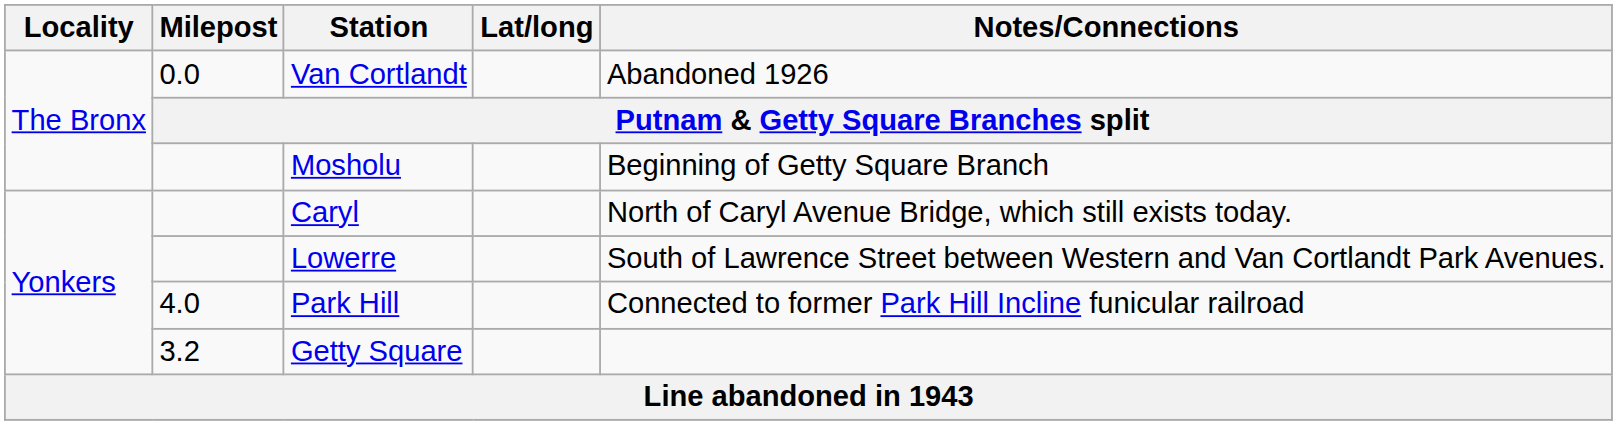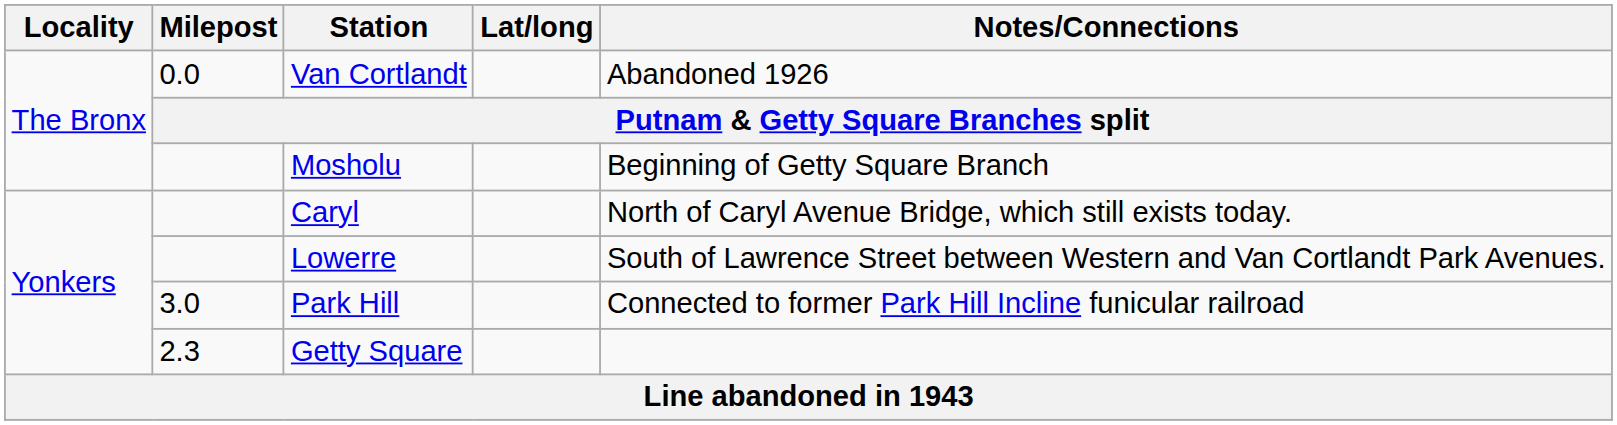(180, 304) 4.0 -> (180, 304) 3.0
(180, 350) 3.2 -> (180, 350) 2.3
